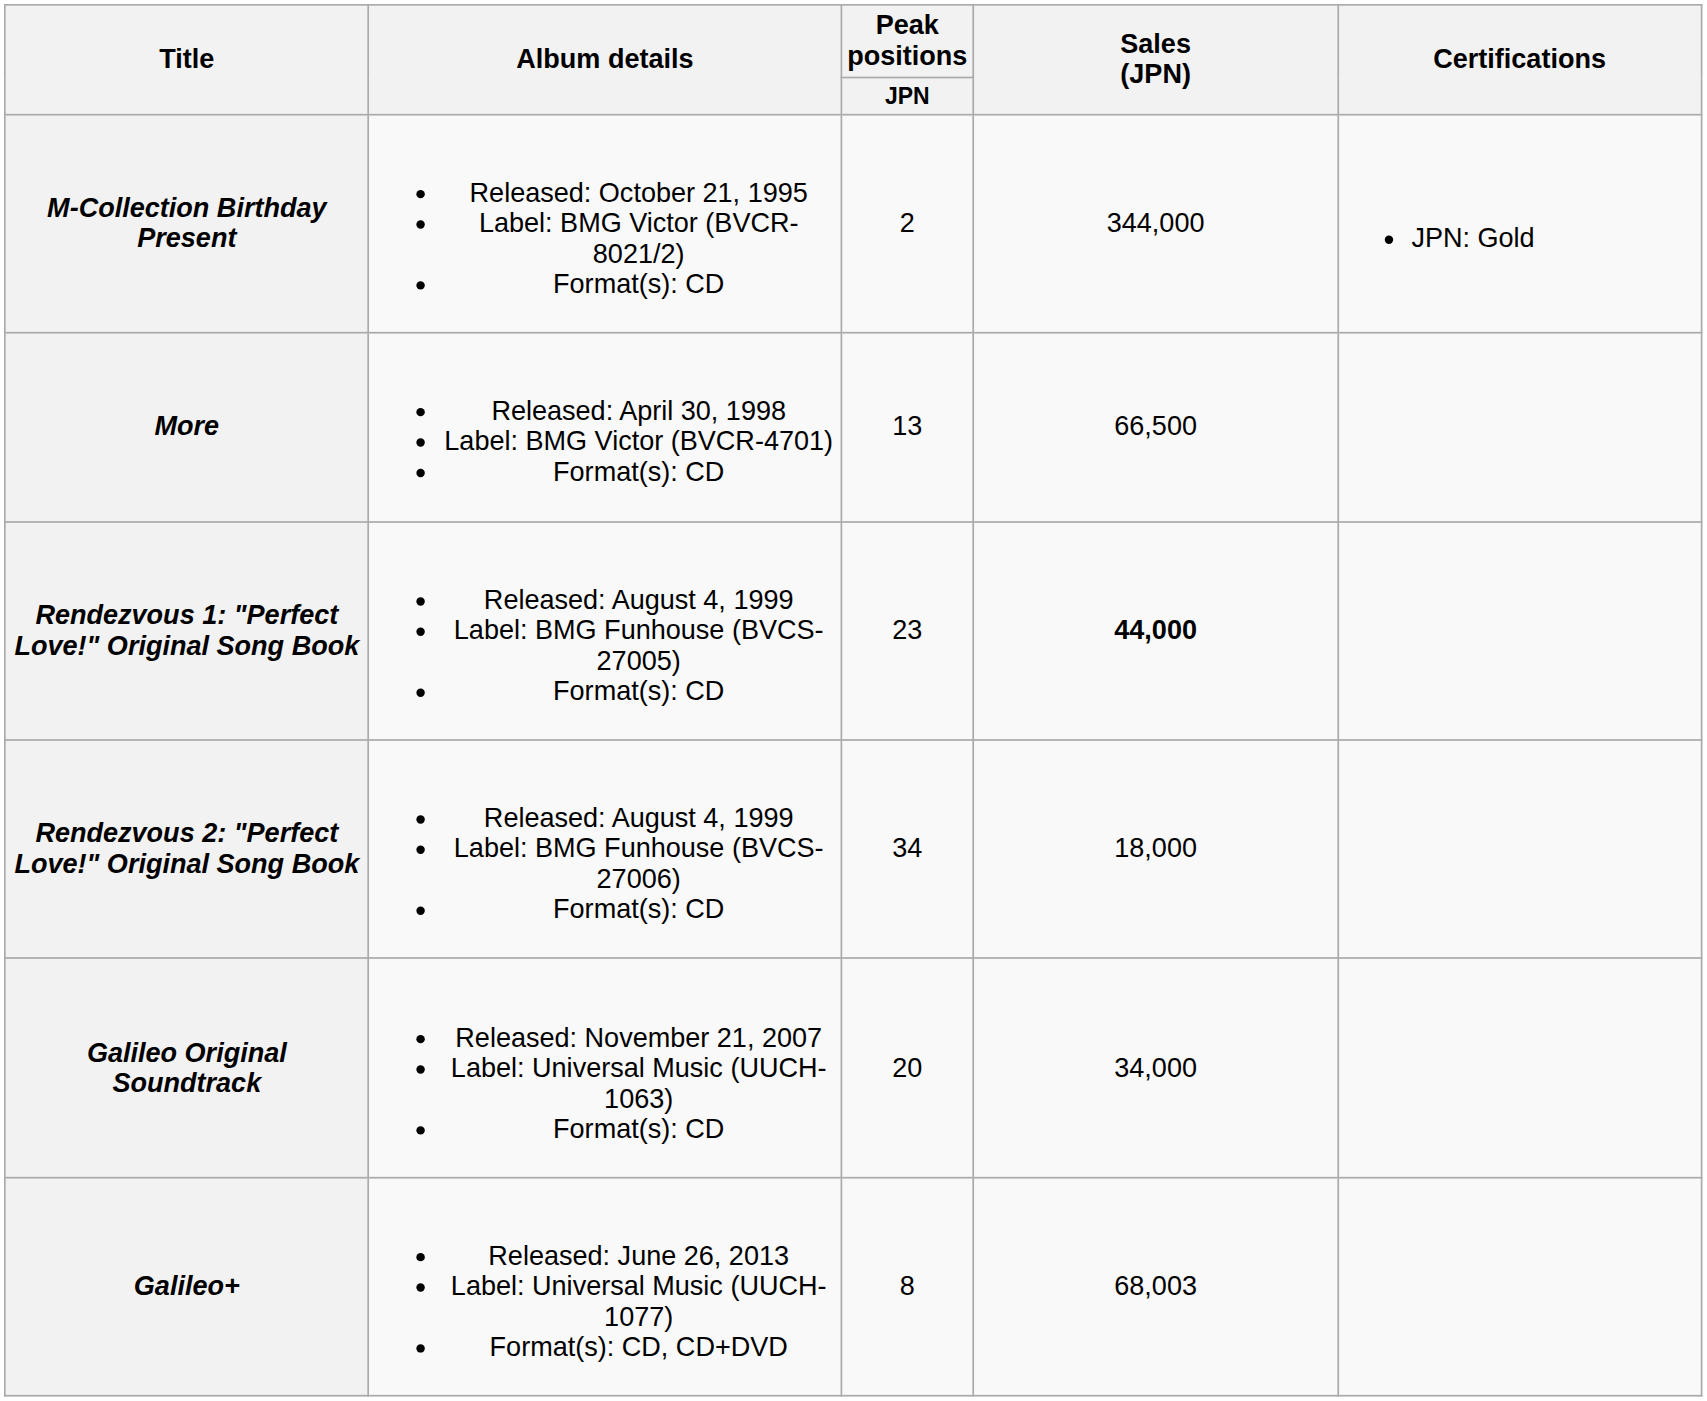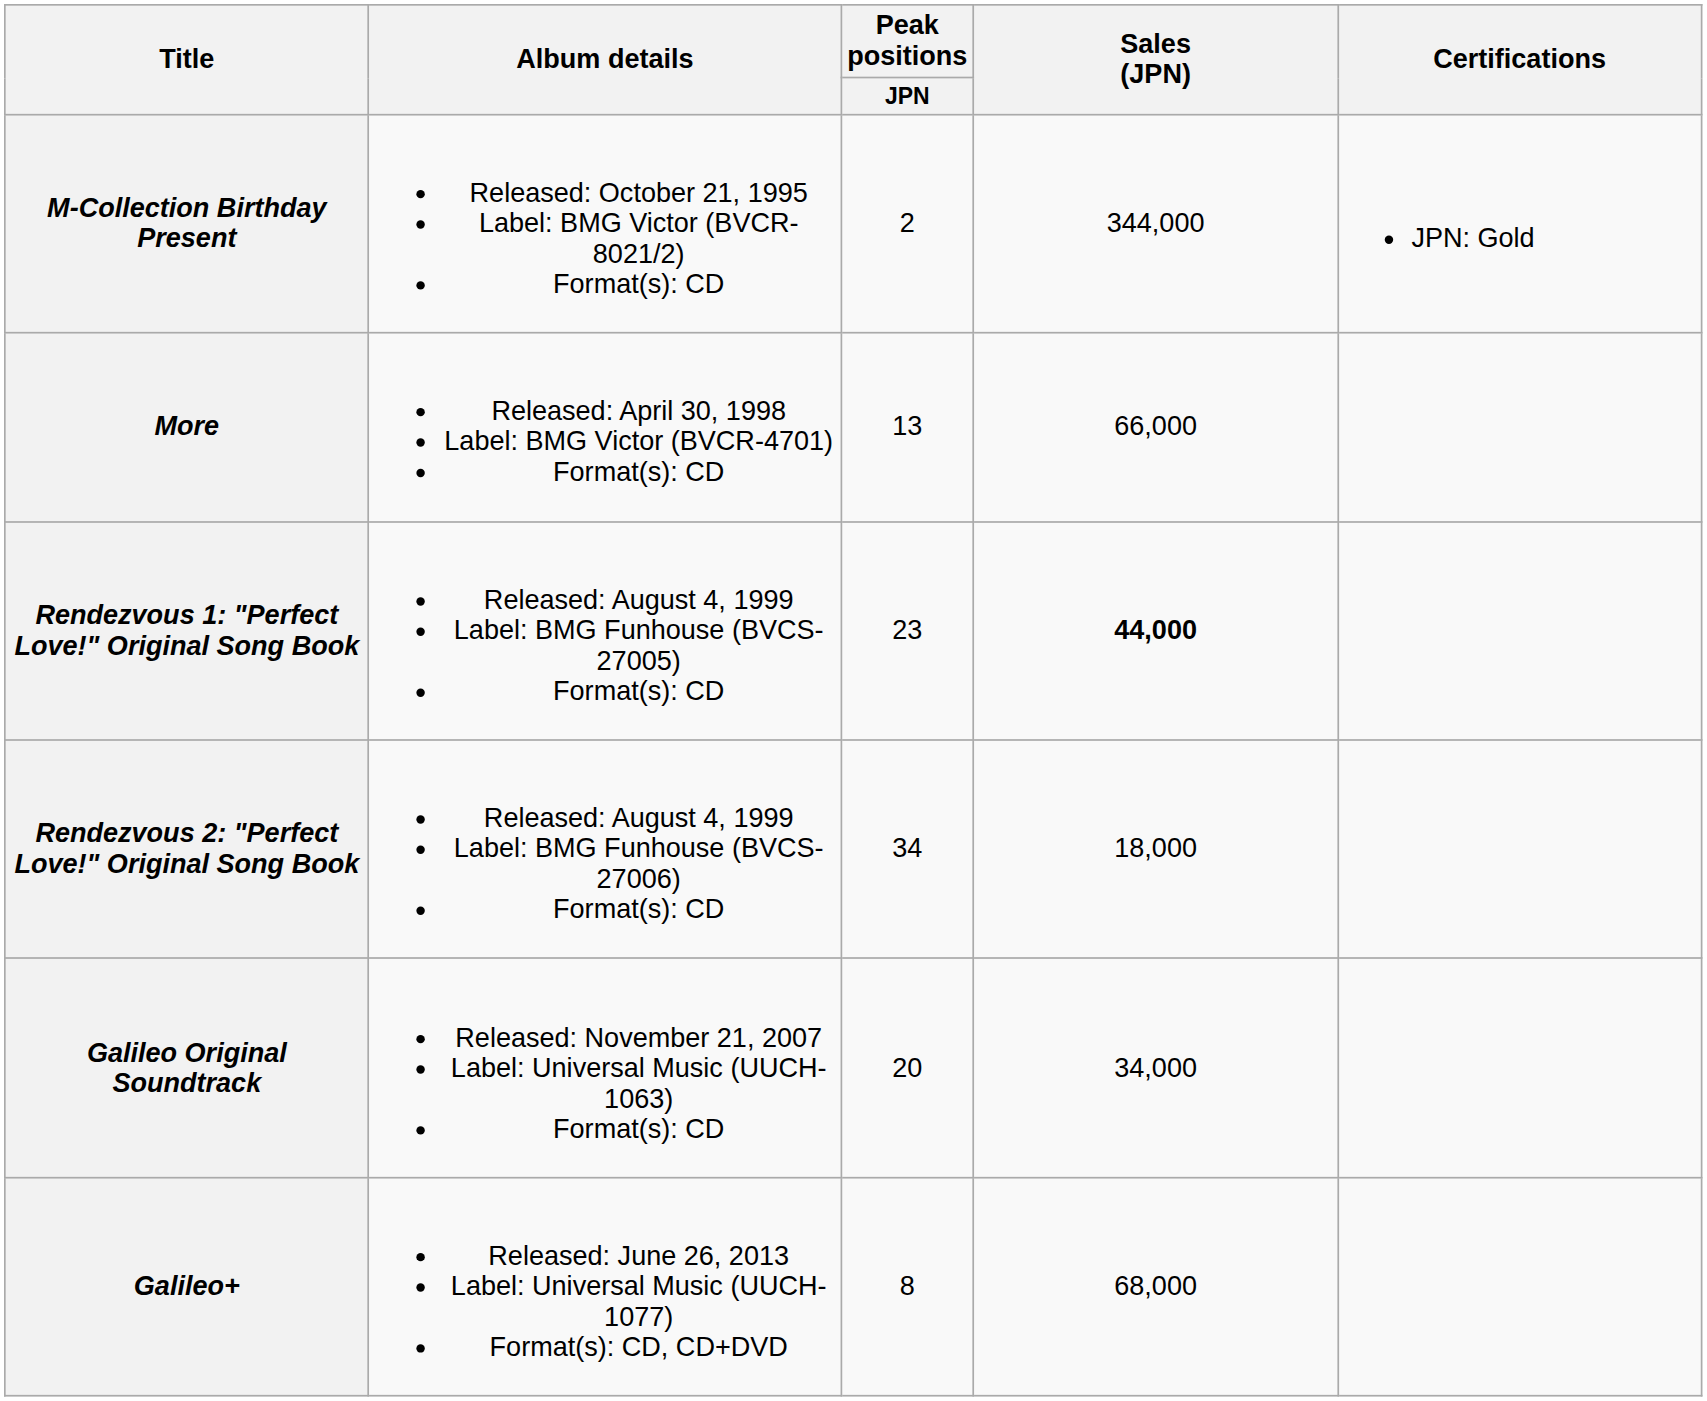(1156, 426) 66,500 -> (1156, 426) 66,000
(1156, 1286) 68,003 -> (1156, 1286) 68,000
